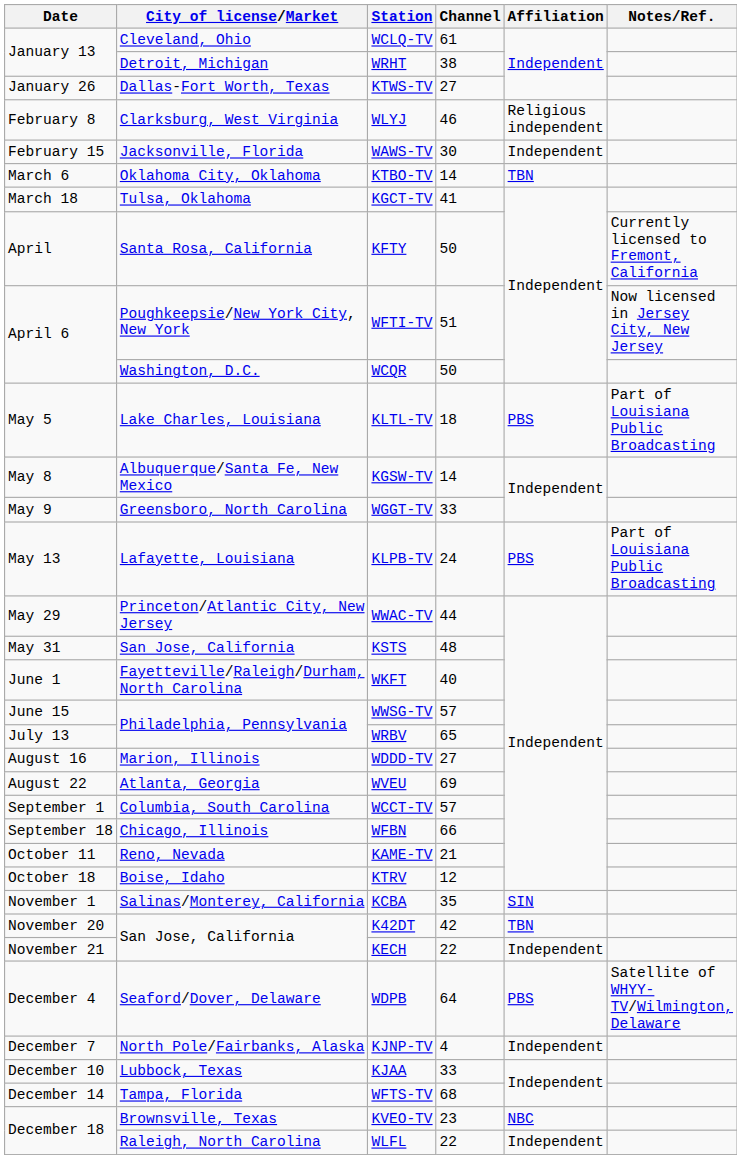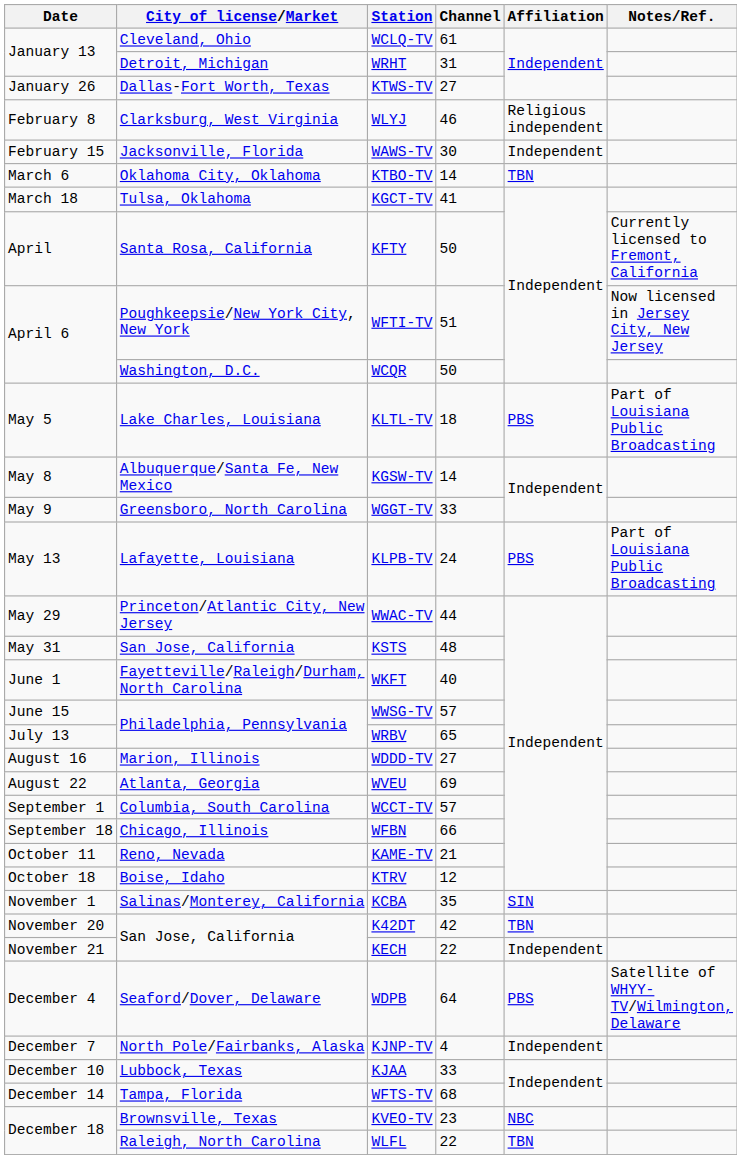(448, 64) 38 -> (448, 64) 31
(556, 1142) Independent -> (521, 1142) TBN
